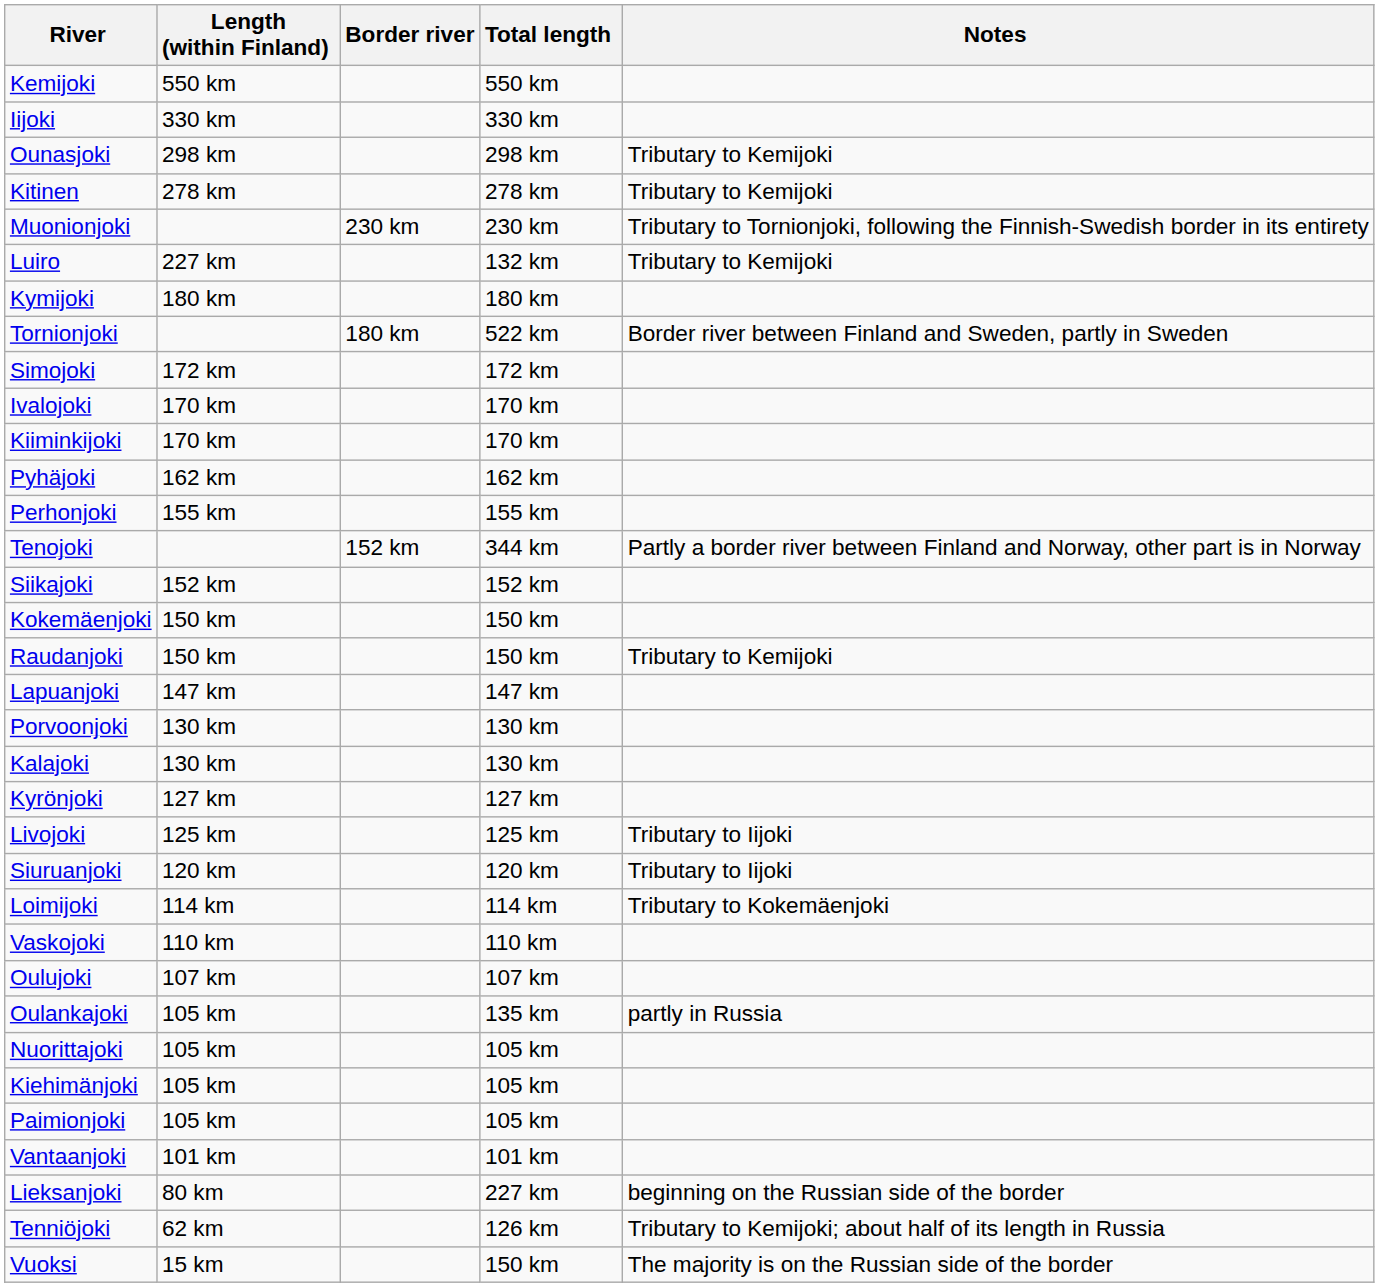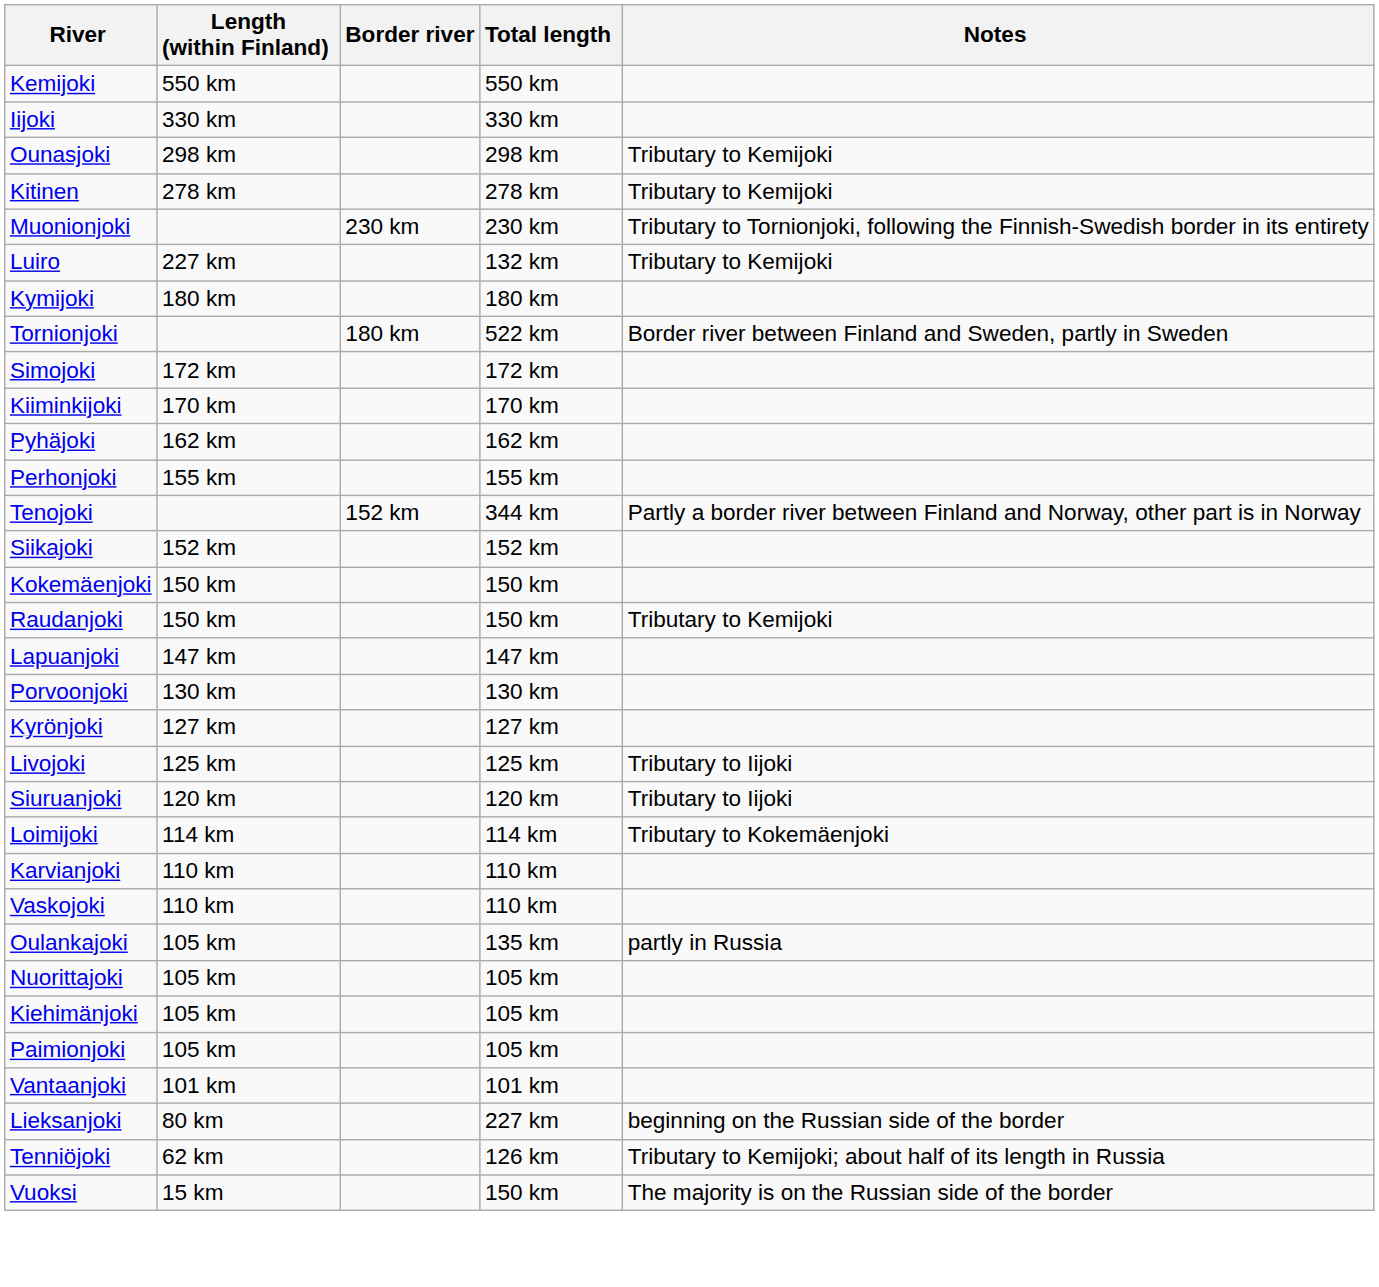- row: (51, 405)
- row: (49, 763)
+ row: (65, 870)
- row: (51, 978)
